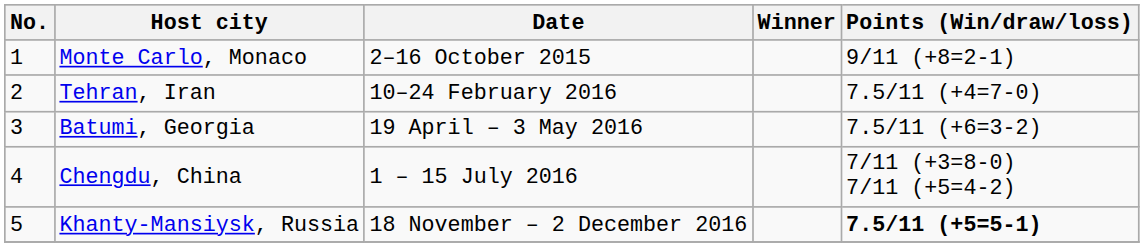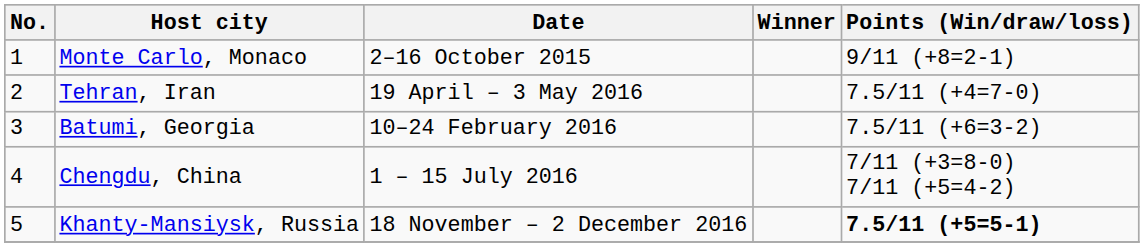(493, 93) 10–24 February 2016 -> (506, 93) 19 April – 3 May 2016
(506, 129) 19 April – 3 May 2016 -> (493, 129) 10–24 February 2016
